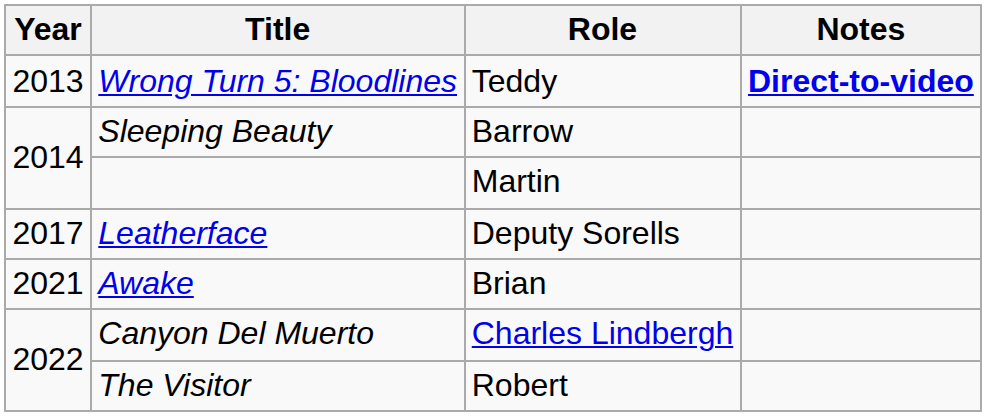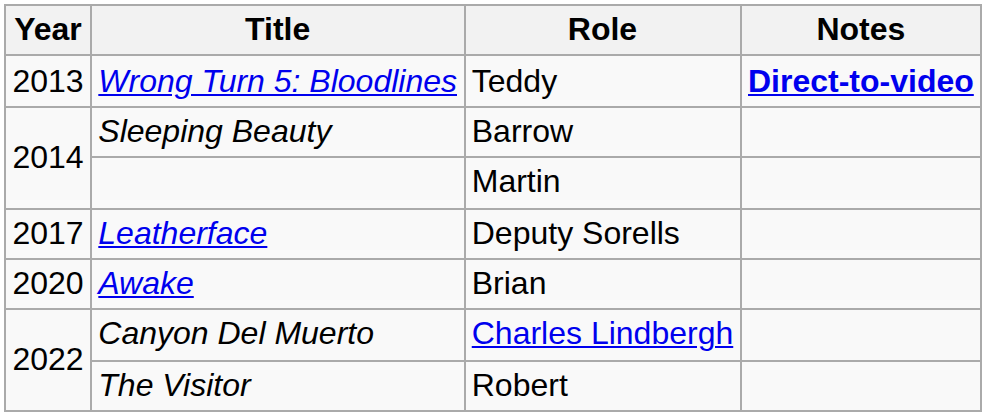(48, 283) 2021 -> (48, 283) 2020
